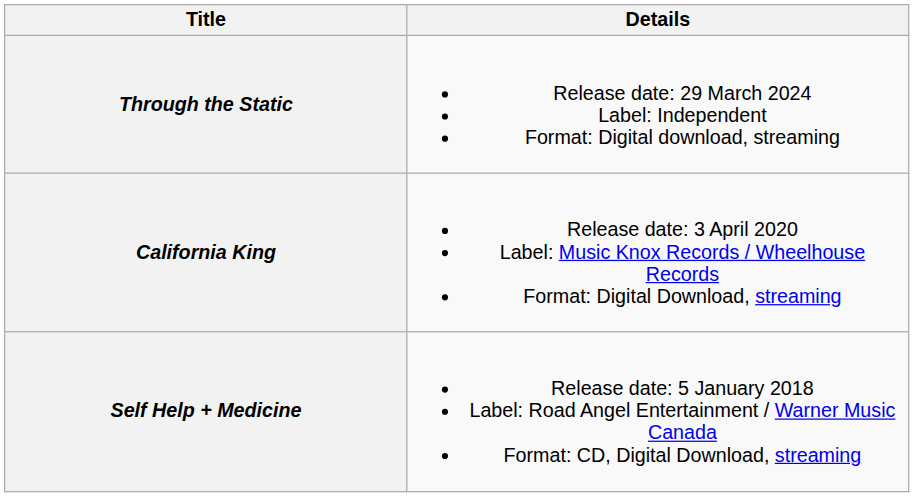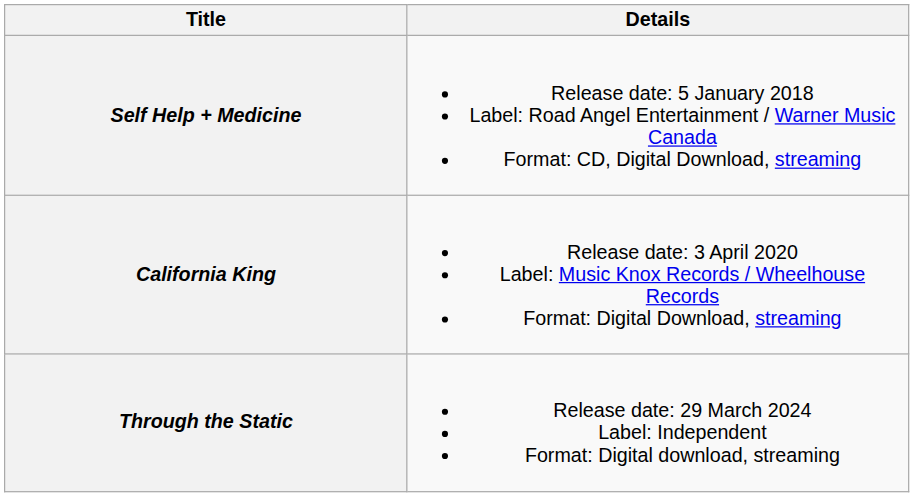rows swapped: (206, 411) <-> (206, 104)
